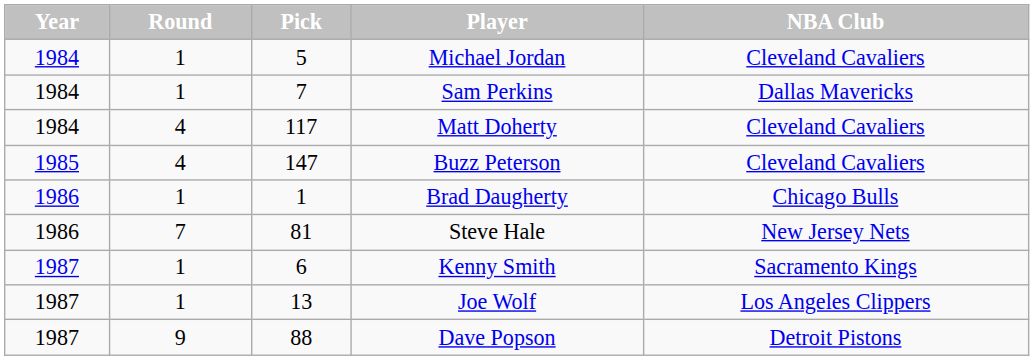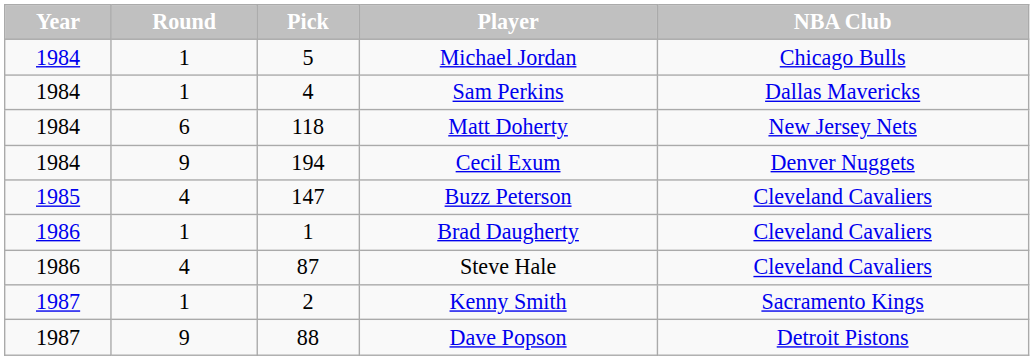(835, 57) Cleveland Cavaliers -> (843, 57) Chicago Bulls
(301, 92) 7 -> (308, 92) 4
(180, 127) 4 -> (184, 127) 6
(301, 127) 117 -> (308, 127) 118
(835, 127) Cleveland Cavaliers -> (843, 127) New Jersey Nets
+ row: (508, 162)
(835, 197) Chicago Bulls -> (843, 232) Cleveland Cavaliers
(180, 232) 7 -> (184, 267) 4
(301, 232) 81 -> (308, 267) 87
(835, 232) New Jersey Nets -> (843, 267) Cleveland Cavaliers
(301, 267) 6 -> (308, 302) 2
- row: (497, 302)
